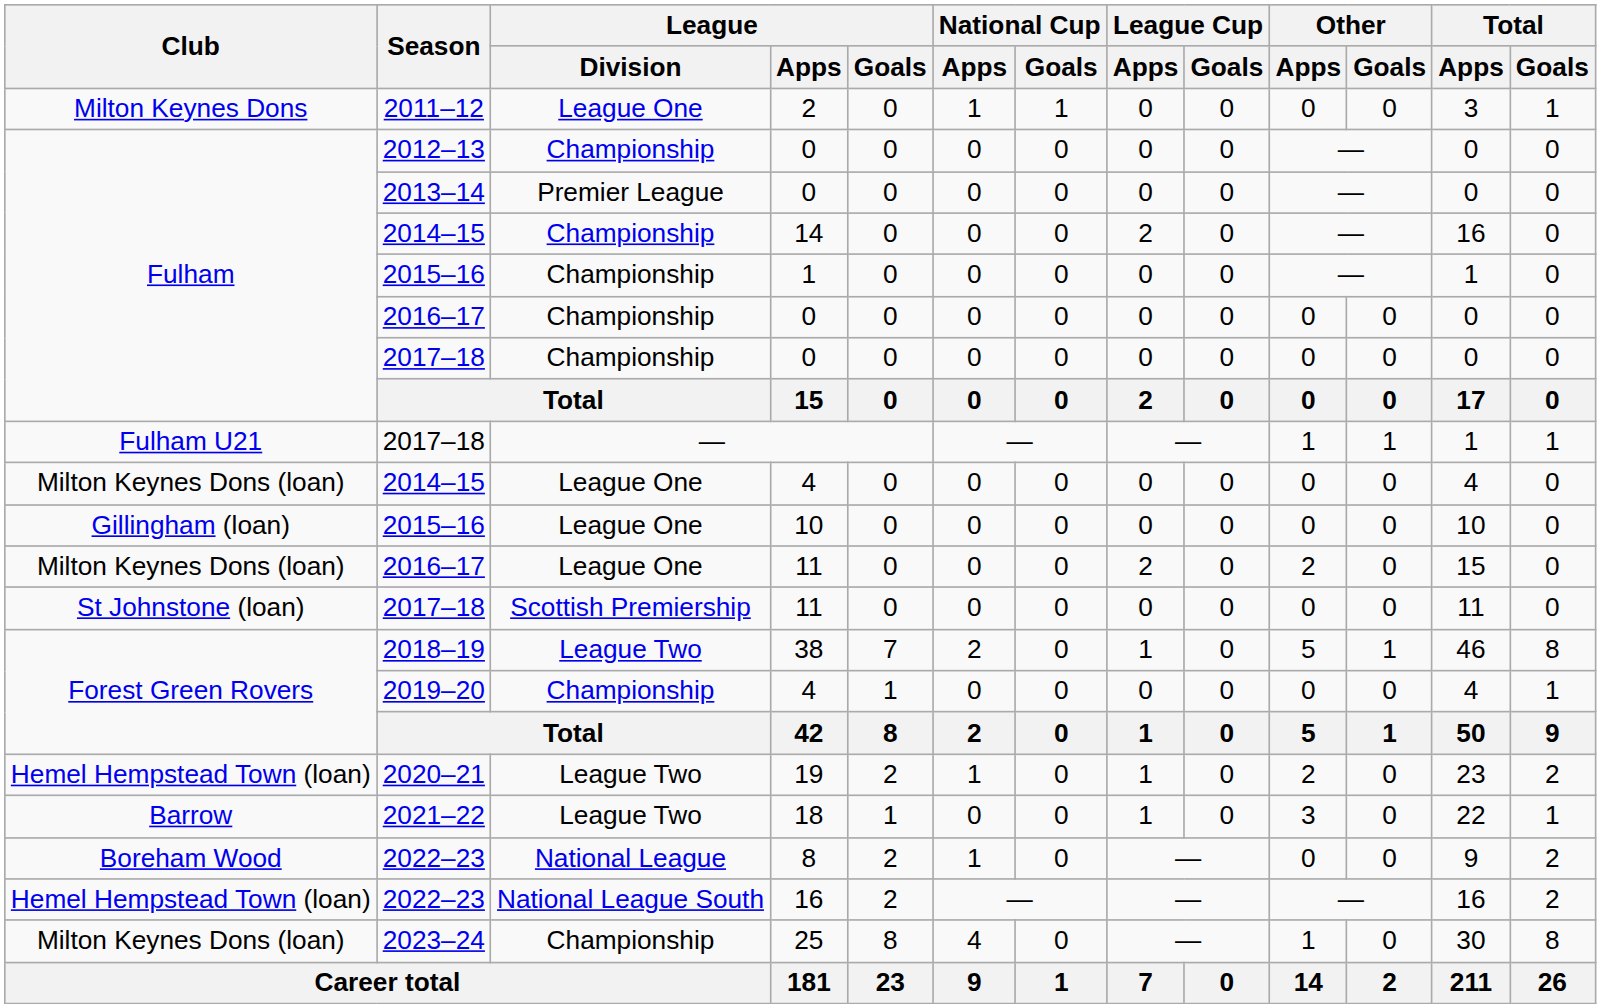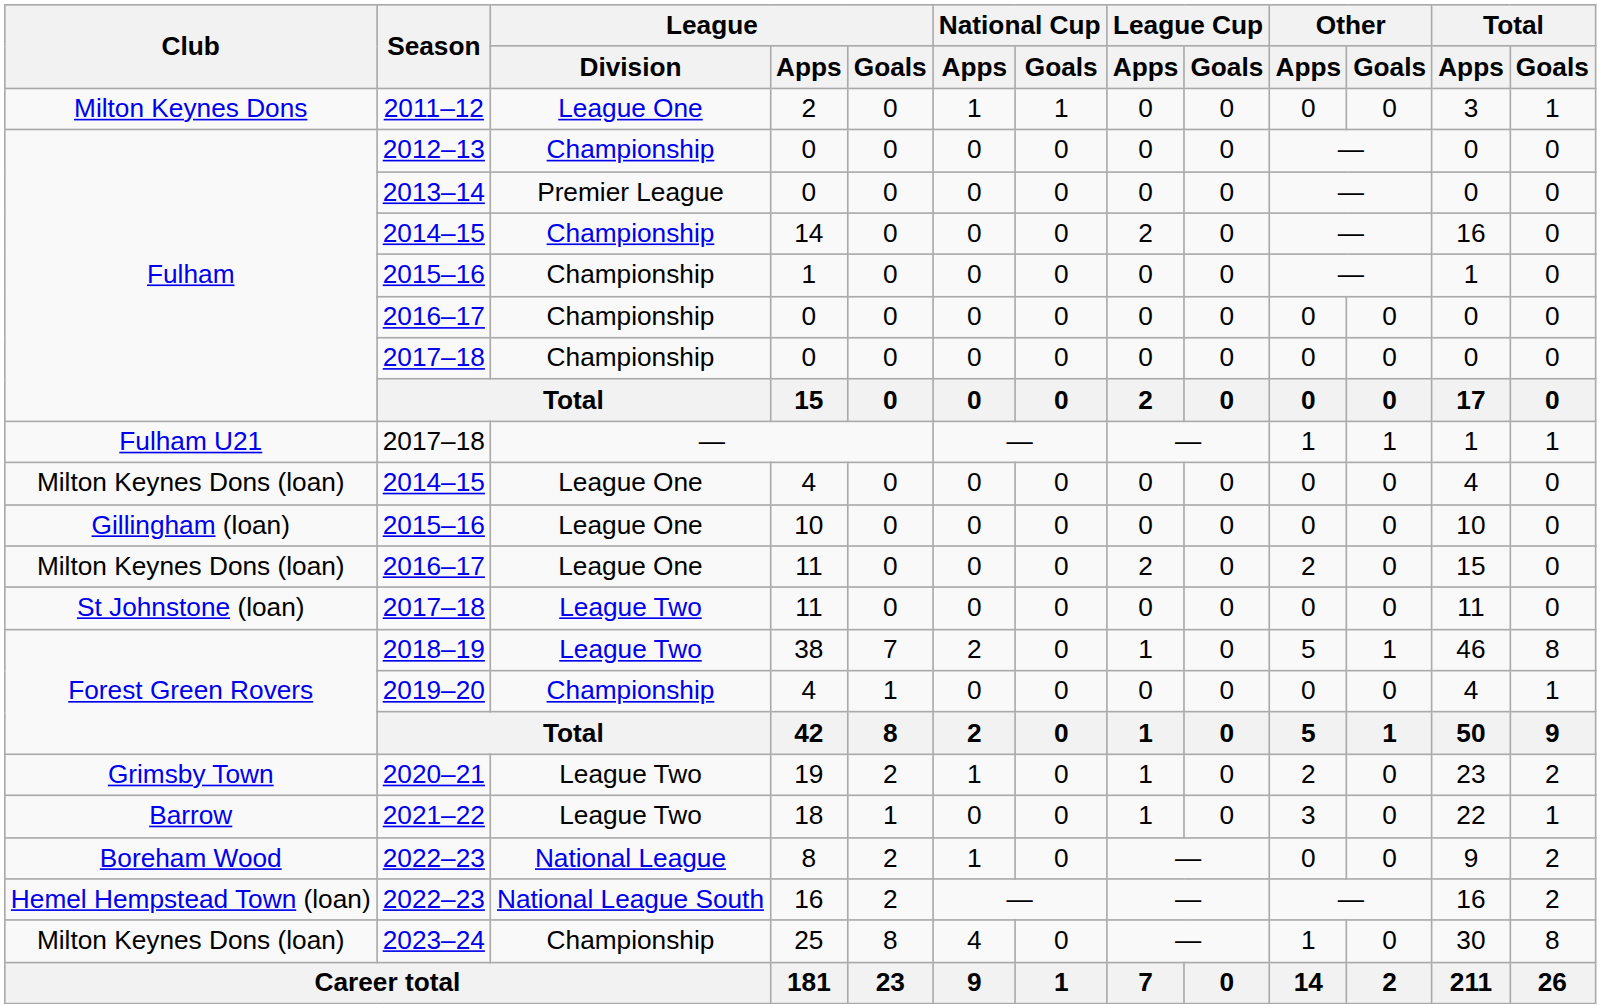(630, 607) Scottish Premiership -> (630, 607) League Two
(191, 774) Hemel Hempstead Town (loan) -> (191, 774) Grimsby Town
